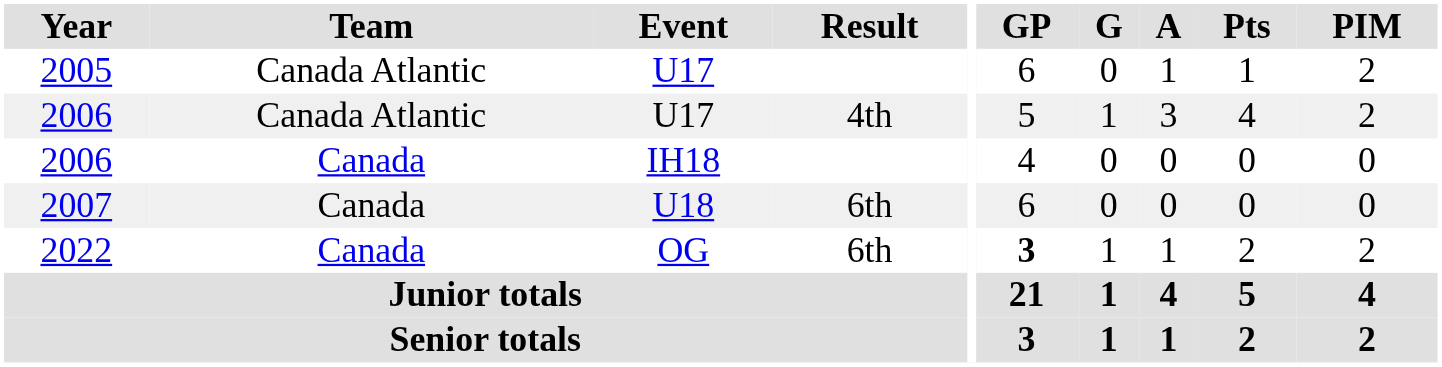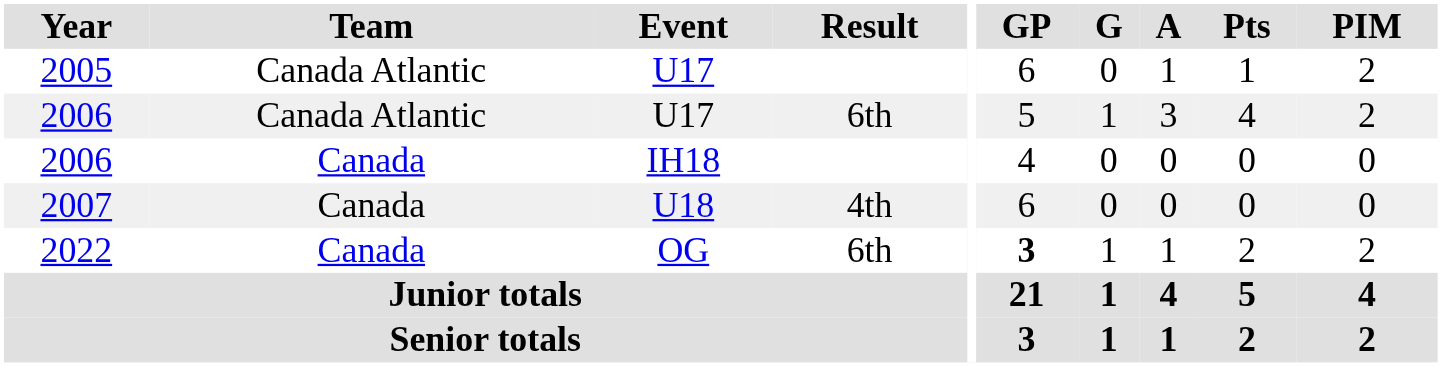(870, 115) 4th -> (870, 115) 6th
(870, 204) 6th -> (870, 204) 4th
